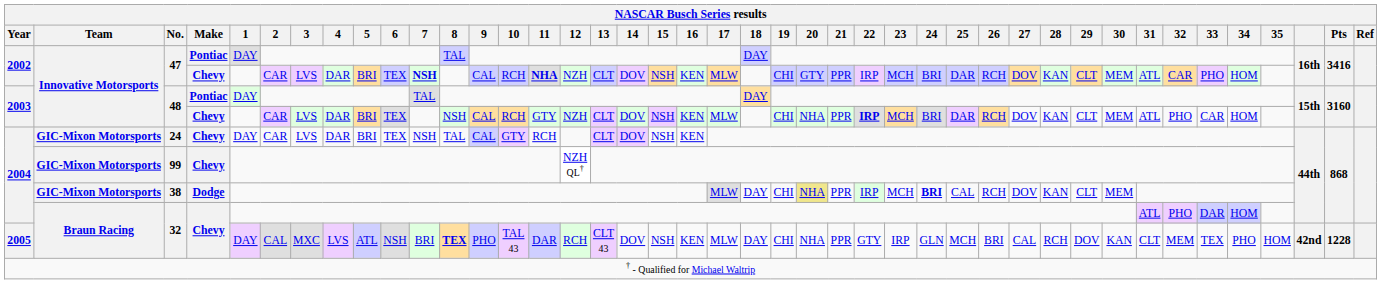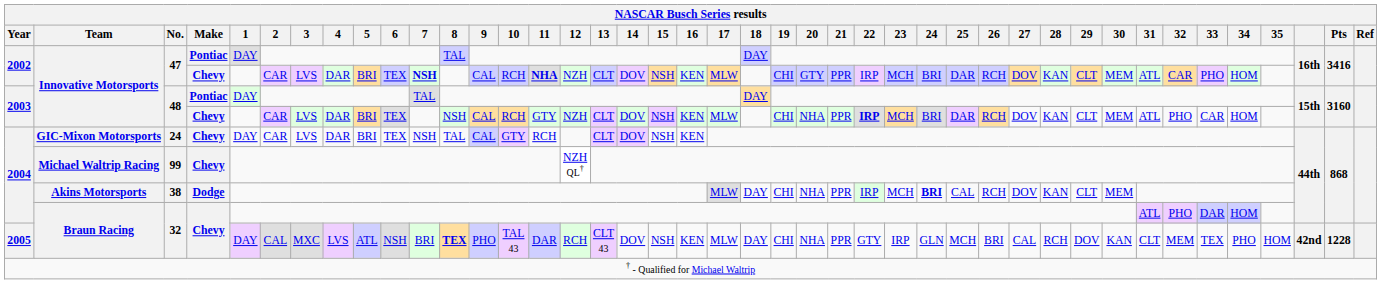(99, 164) GIC-Mixon Motorsports -> (99, 164) Michael Waltrip Racing
(99, 192) GIC-Mixon Motorsports -> (99, 192) Akins Motorsports
(812, 192) khaki background -> (812, 192) no background
